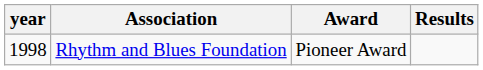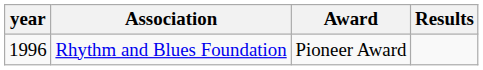(28, 49) 1998 -> (28, 49) 1996
